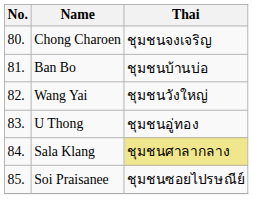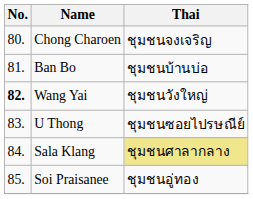(16, 95) normal -> (16, 95) bold
(163, 124) ชุมชนอู่ทอง -> (186, 124) ชุมชนซอยไปรษณีย์
(186, 179) ชุมชนซอยไปรษณีย์ -> (163, 179) ชุมชนอู่ทอง
